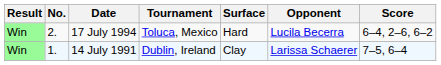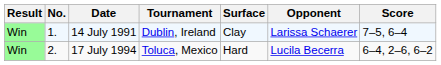rows swapped: (104, 50) <-> (104, 31)
